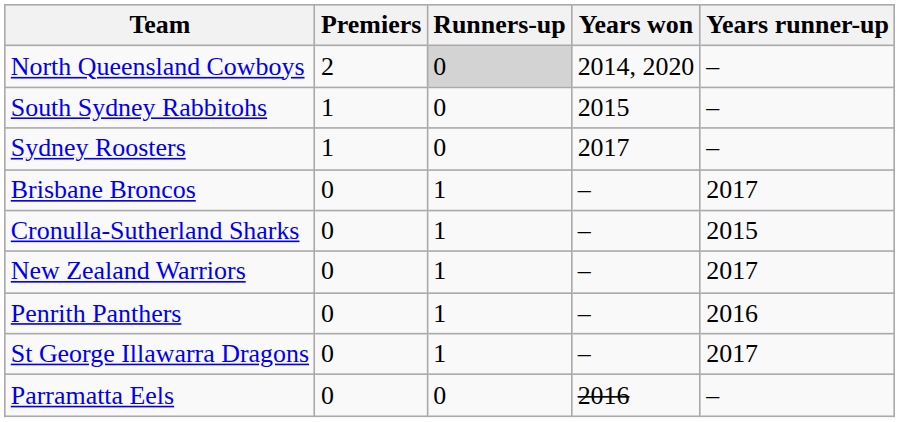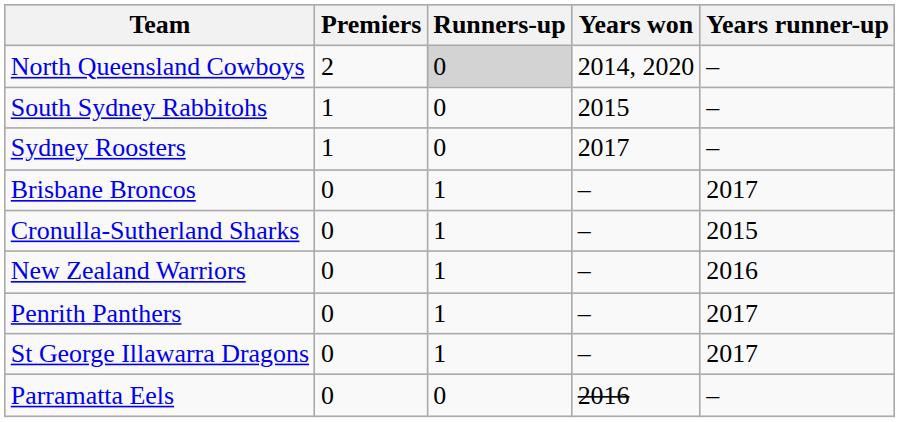(732, 271) 2017 -> (732, 271) 2016
(732, 312) 2016 -> (732, 312) 2017
